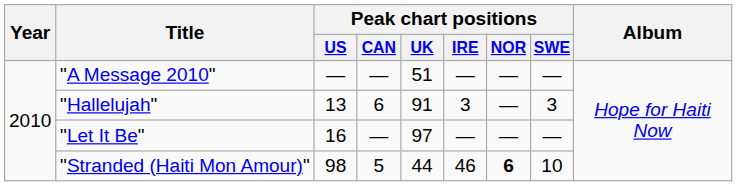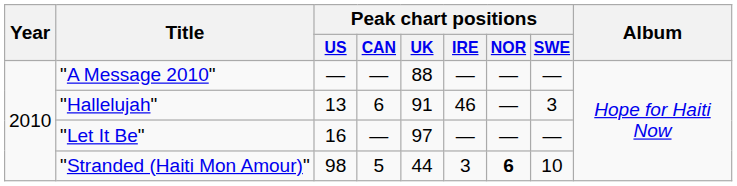(422, 75) 51 -> (422, 75) 88
(465, 105) 3 -> (465, 105) 46
(465, 165) 46 -> (465, 165) 3
